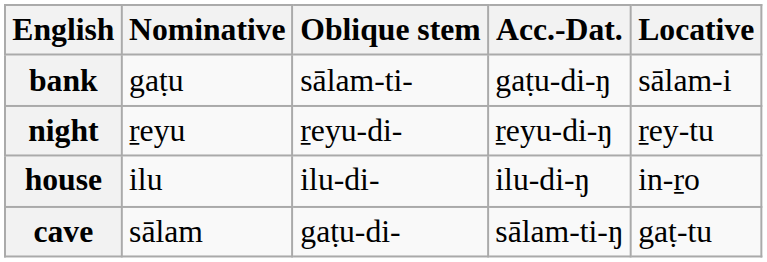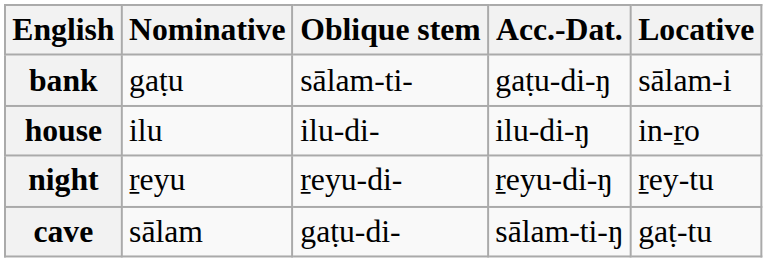rows swapped: (63, 130) <-> (63, 180)
